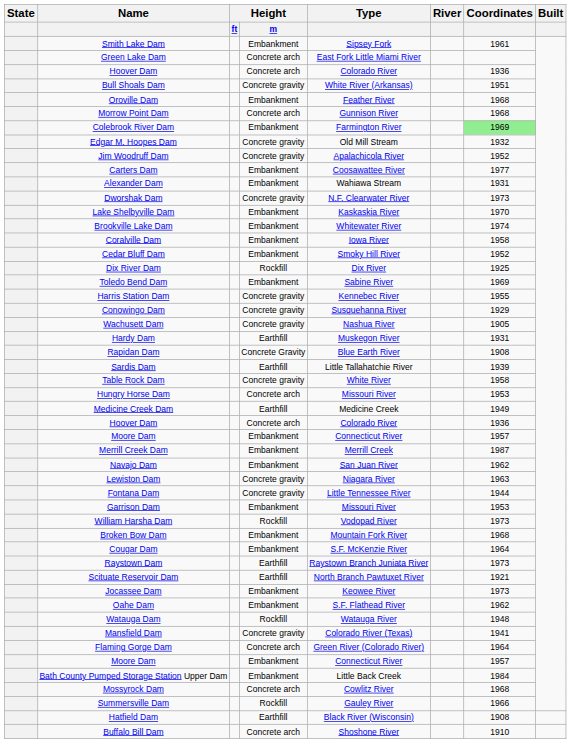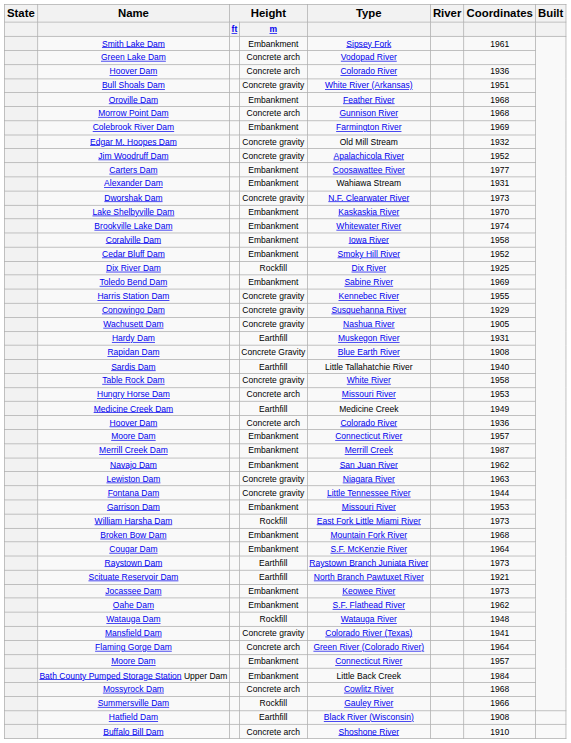(369, 57) East Fork Little Miami River -> (369, 57) Vodopad River
(500, 128) lightgreen background -> (500, 128) no background
(500, 366) 1939 -> (500, 366) 1940
(369, 521) Vodopad River -> (369, 521) East Fork Little Miami River
